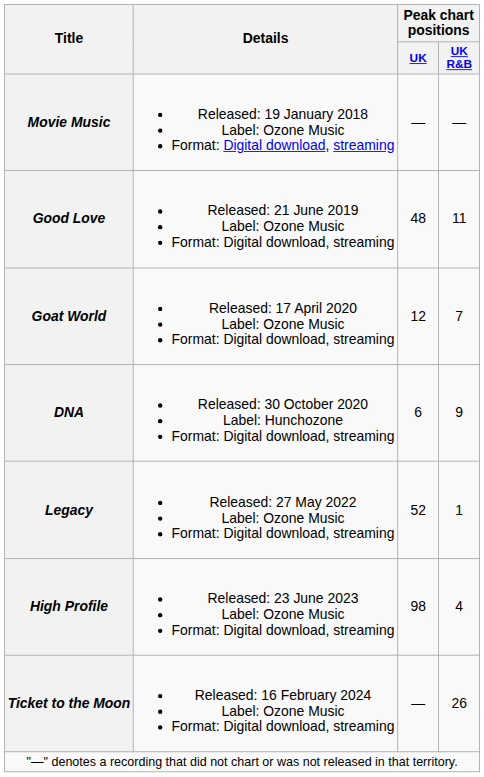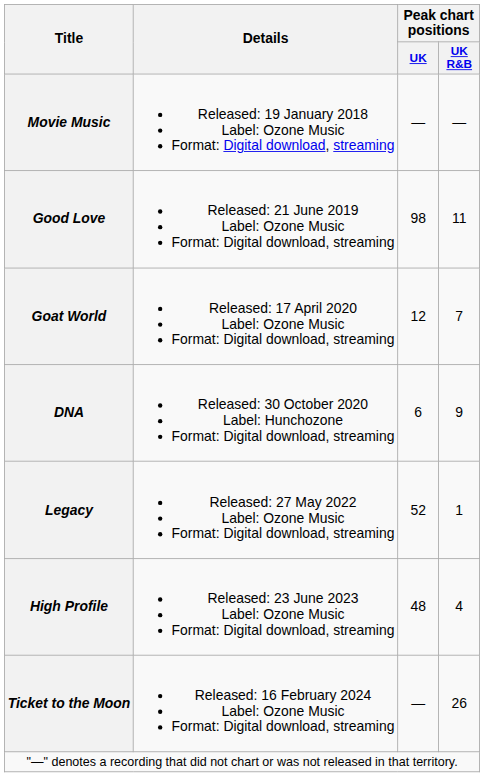(418, 219) 48 -> (418, 219) 98
(418, 606) 98 -> (418, 606) 48
